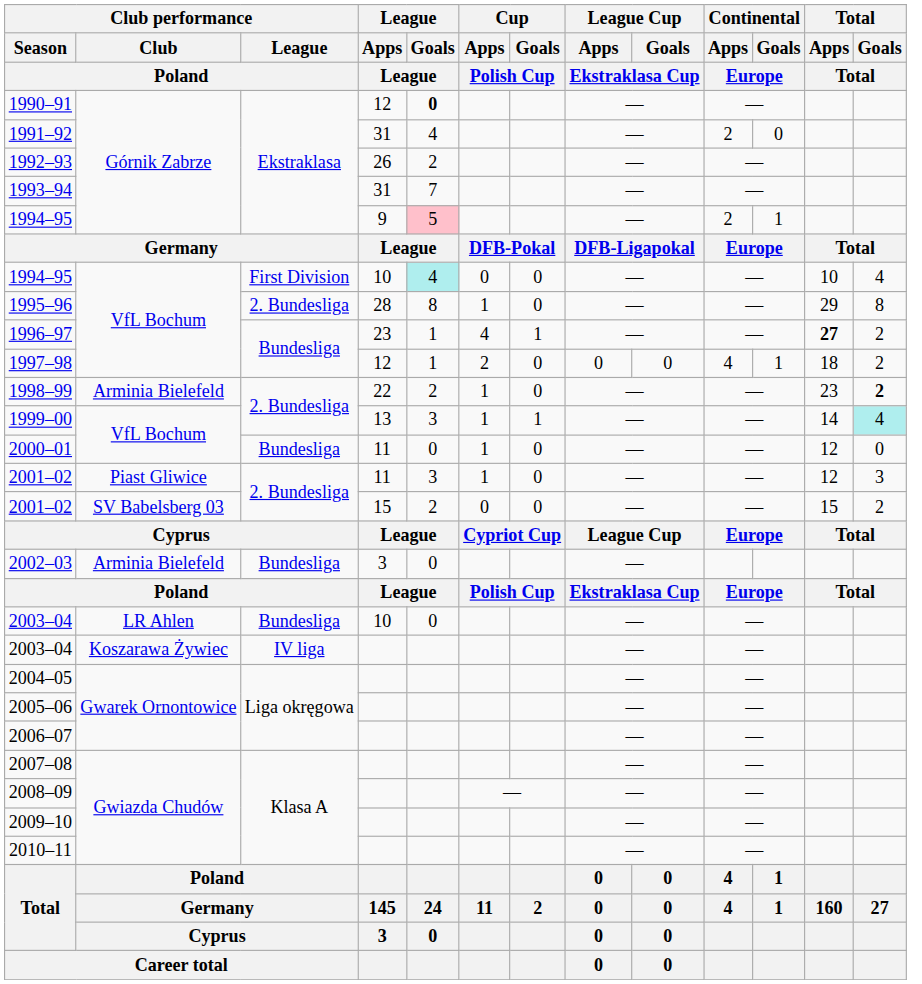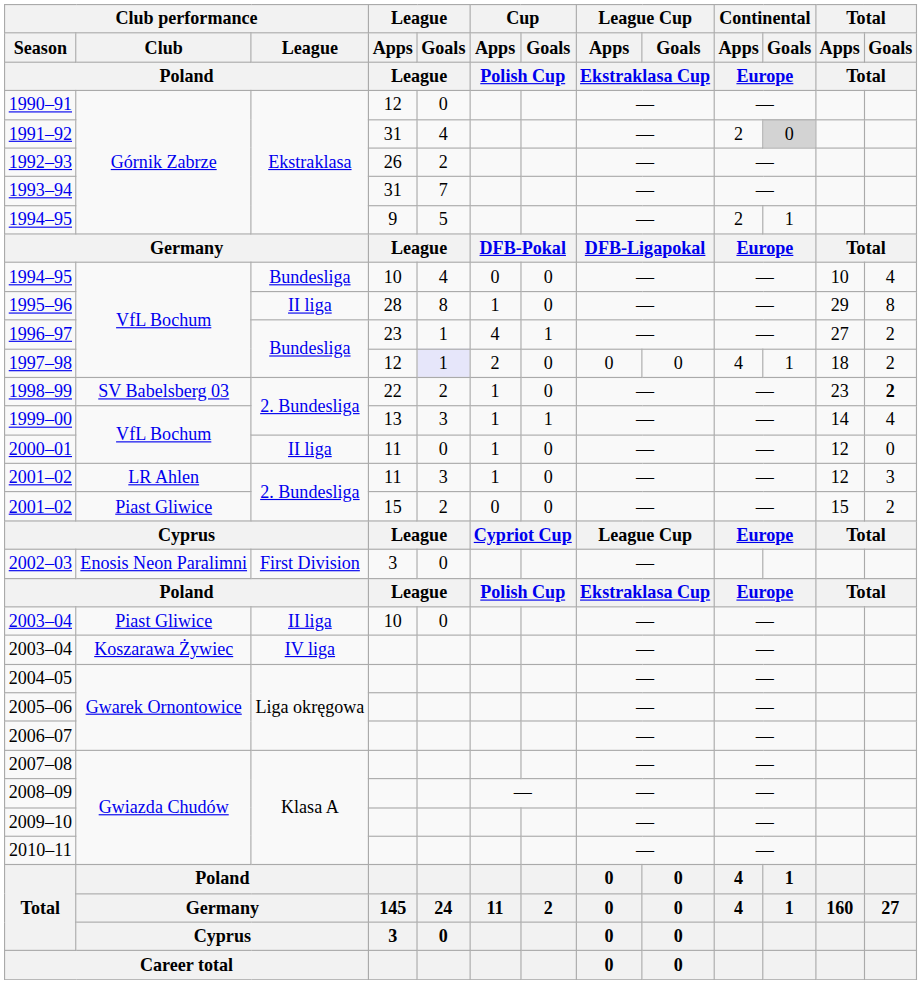(433, 104) bold -> (443, 104) normal
(779, 133) no background -> (789, 133) lightgrey background
(433, 219) pink background -> (443, 219) no background
(299, 276) First Division -> (310, 276) Bundesliga
(433, 276) paleturquoise background -> (443, 276) no background
(299, 305) 2. Bundesliga -> (310, 305) II liga
(829, 334) bold -> (840, 334) normal
(433, 362) no background -> (443, 362) lavender background
(158, 391) Arminia Bielefeld -> (164, 391) SV Babelsberg 03
(880, 420) paleturquoise background -> (890, 420) no background
(299, 448) Bundesliga -> (310, 448) II liga
(158, 477) Piast Gliwice -> (164, 477) LR Ahlen
(158, 506) SV Babelsberg 03 -> (164, 506) Piast Gliwice
(158, 563) Arminia Bielefeld -> (164, 563) Enosis Neon Paralimni
(299, 563) Bundesliga -> (310, 563) First Division
(158, 620) LR Ahlen -> (164, 620) Piast Gliwice
(299, 620) Bundesliga -> (310, 620) II liga
